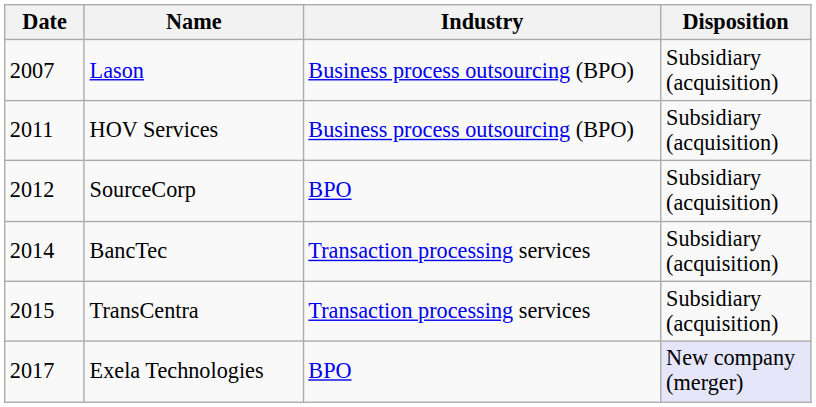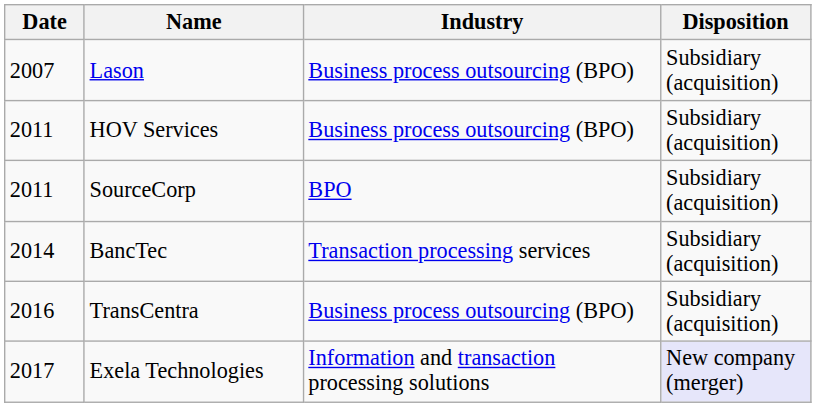(32, 190) 2012 -> (32, 190) 2011
(32, 311) 2015 -> (32, 311) 2016
(449, 311) Transaction processing services -> (471, 311) Business process outsourcing (BPO)
(330, 371) BPO -> (432, 371) Information and transaction processing solutions
